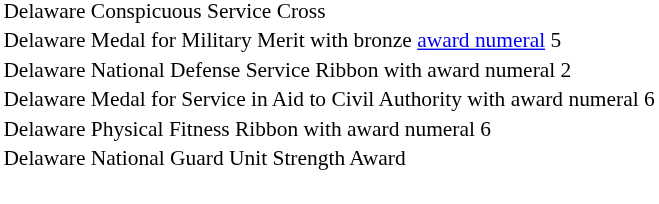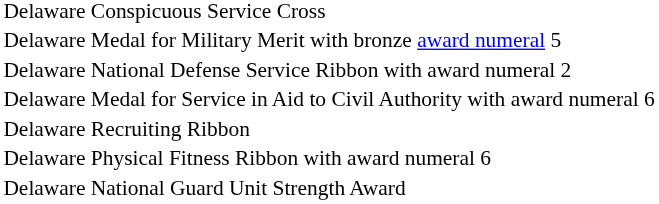+ row: (127, 128)
